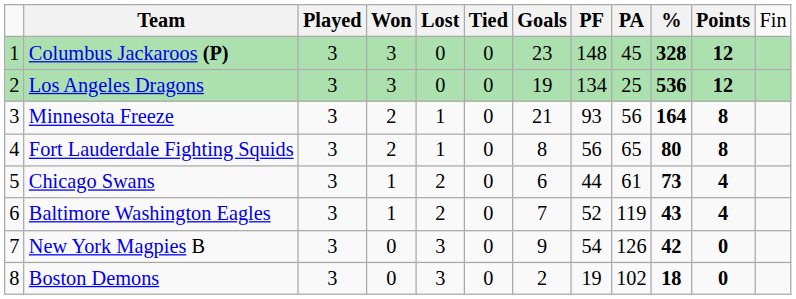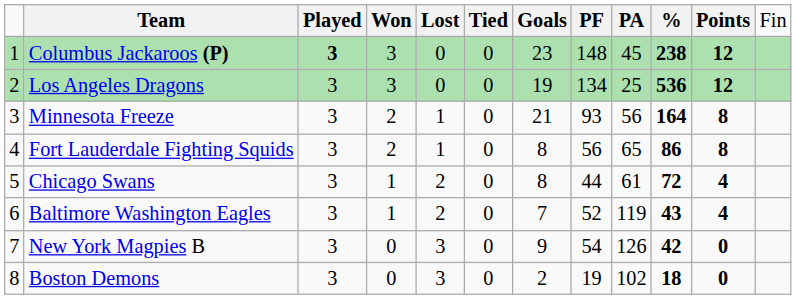(332, 52) normal -> (332, 52) bold
(671, 52) 328 -> (671, 52) 238
(671, 149) 80 -> (671, 149) 86
(542, 181) 6 -> (542, 181) 8
(671, 181) 73 -> (671, 181) 72
